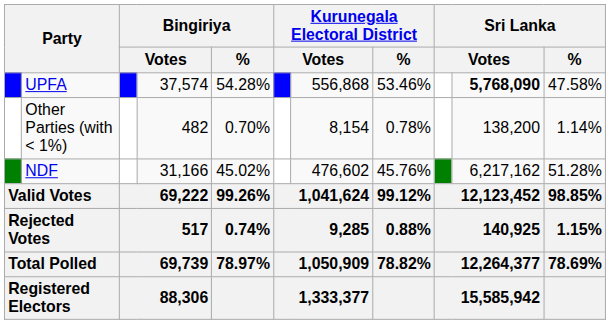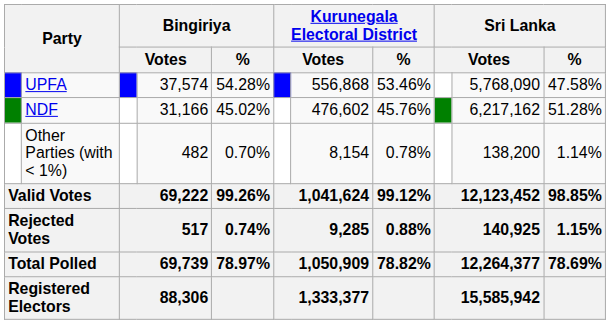(505, 85) bold -> (505, 85) normal
rows swapped: (42, 171) <-> (69, 128)
